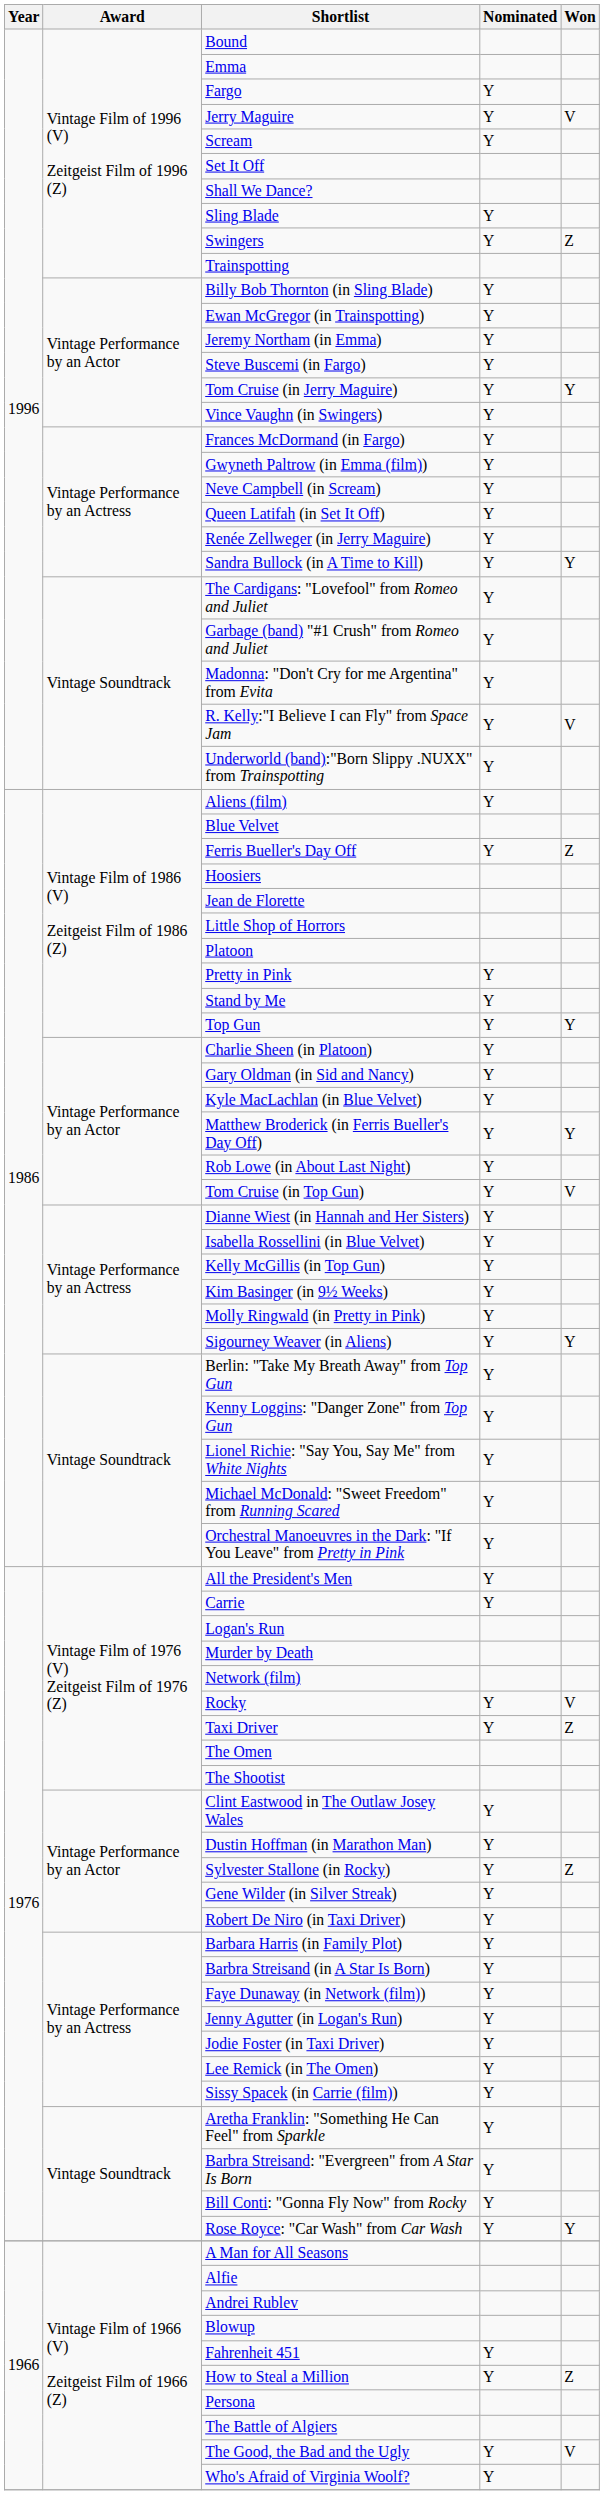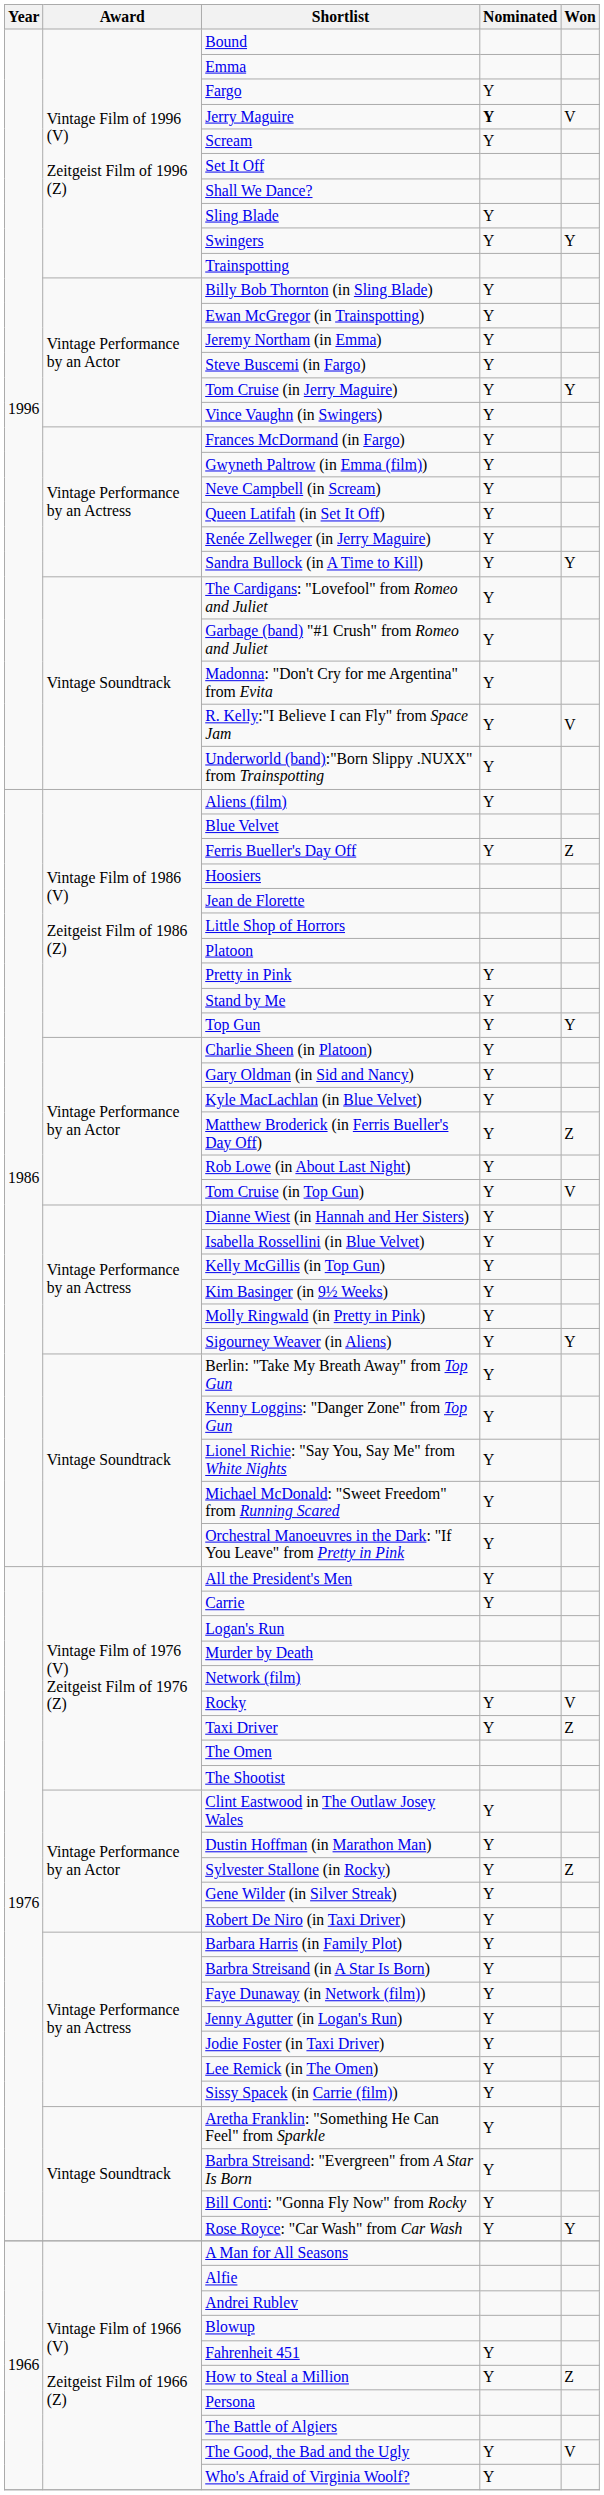(489, 116) normal -> (489, 116) bold
(569, 240) Z -> (570, 240) Y
(570, 1133) Y -> (569, 1133) Z
